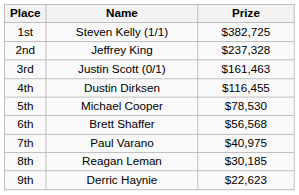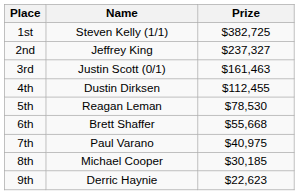(246, 50) $237,328 -> (246, 50) $237,327
(246, 87) $116,455 -> (246, 87) $112,455
(122, 106) Michael Cooper -> (122, 106) Reagan Leman
(246, 124) $56,568 -> (246, 124) $55,668
(122, 161) Reagan Leman -> (122, 161) Michael Cooper
